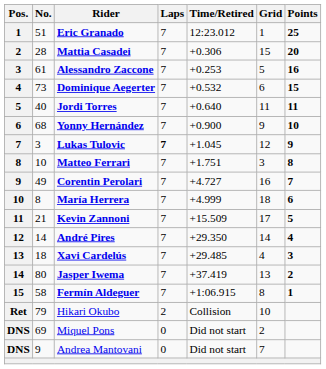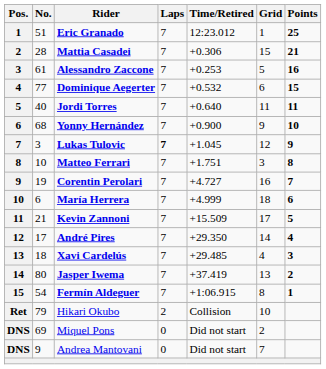(293, 50) 20 -> (293, 50) 21
(41, 87) 73 -> (41, 87) 77
(41, 181) 49 -> (41, 181) 19
(38, 199) 8 -> (38, 199) 6
(41, 236) 14 -> (41, 236) 17
(41, 292) 58 -> (41, 292) 54
